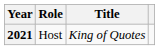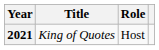columns swapped: (107, 14) <-> (51, 14)
